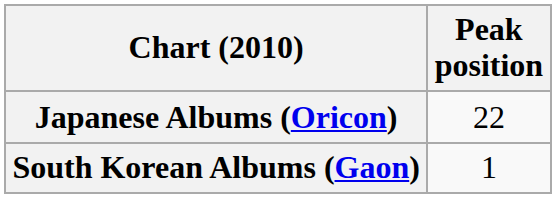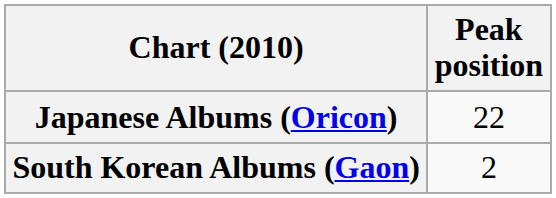(489, 167) 1 -> (489, 167) 2
